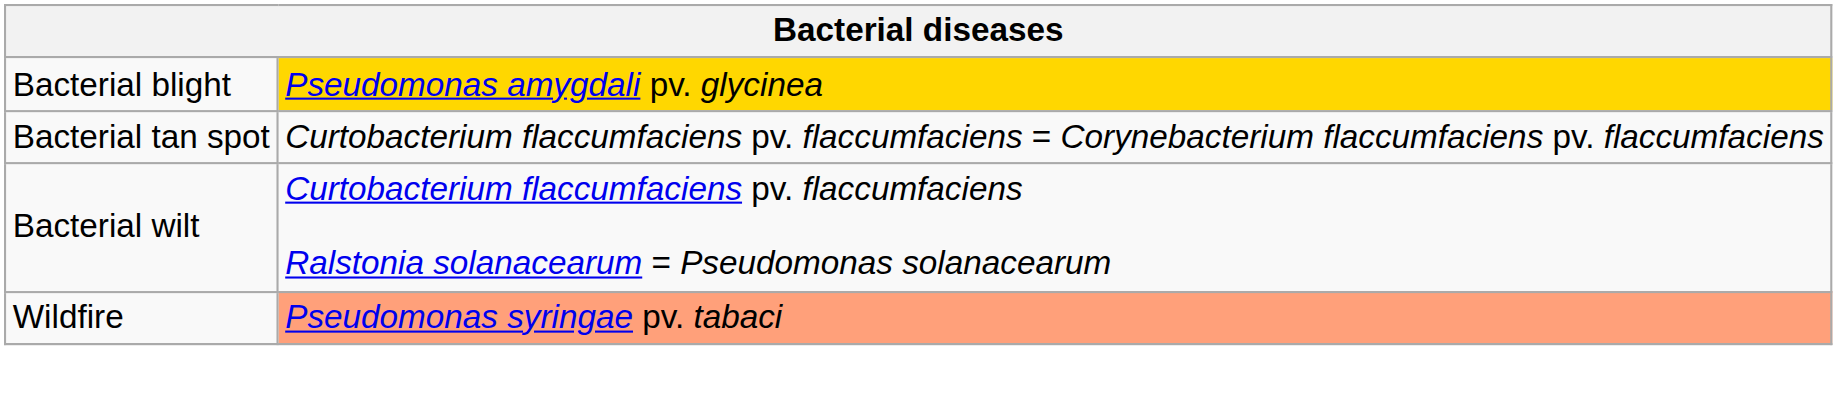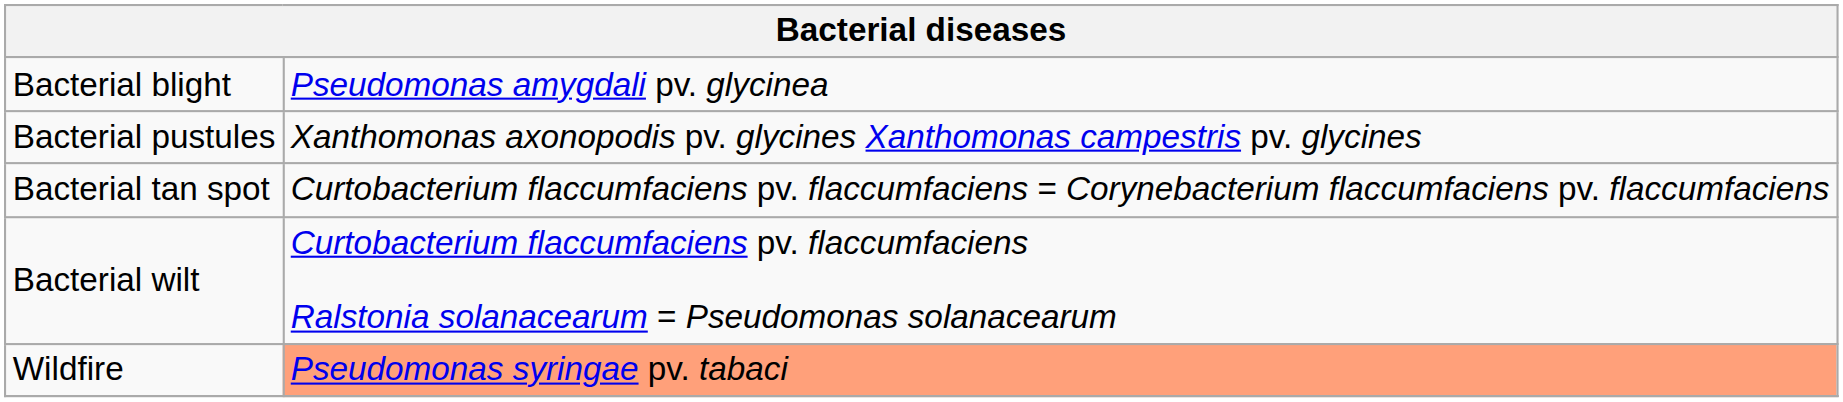(554, 83) gold background -> (560, 83) no background
+ row: (144, 136)
